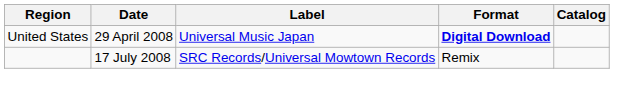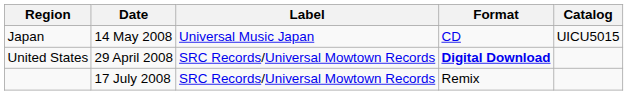+ row: (26, 36)
(247, 36) Universal Music Japan -> (307, 57) SRC Records/Universal Mowtown Records
